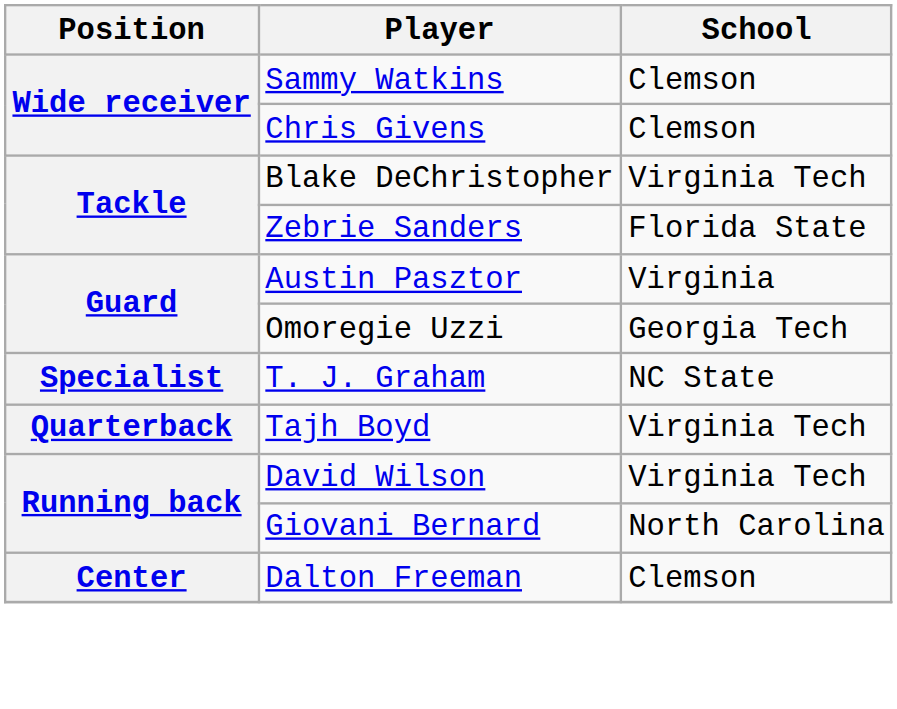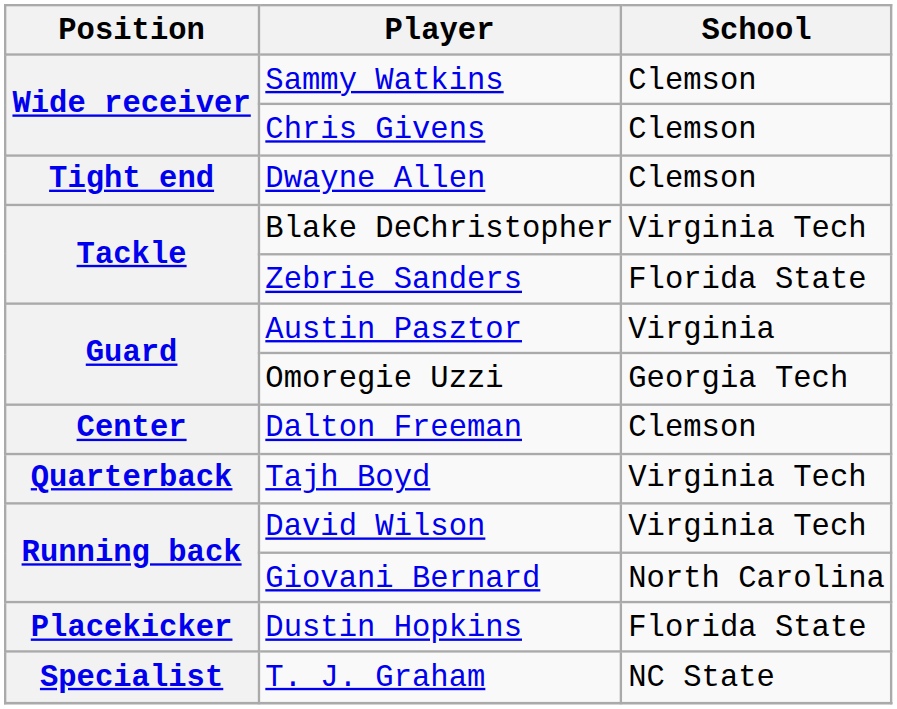+ row: (375, 179)
rows swapped: (394, 578) <-> (375, 379)
+ row: (394, 628)
